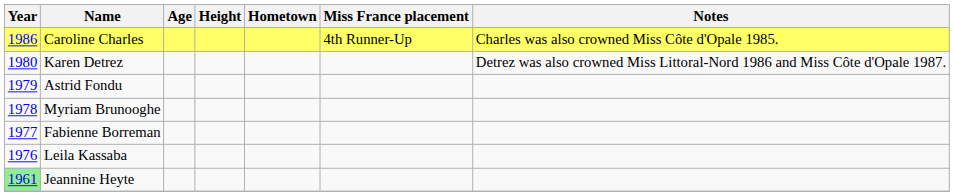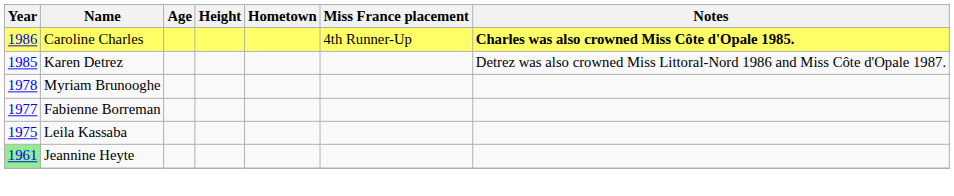(627, 39) normal -> (635, 39) bold
(23, 62) 1980 -> (23, 62) 1985
- row: (83, 86)
(23, 156) 1976 -> (23, 132) 1975
